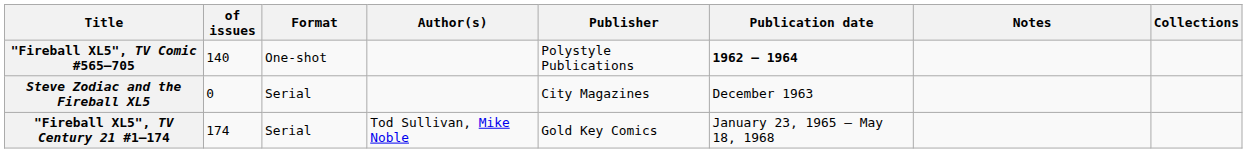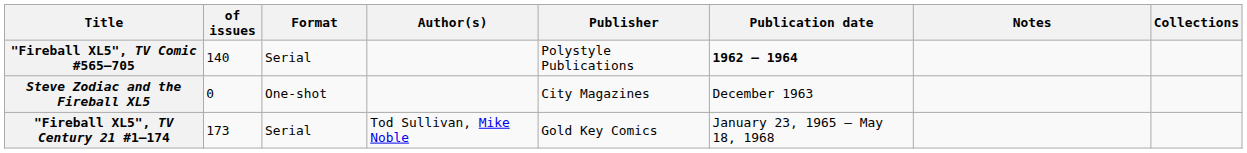(296, 58) One-shot -> (288, 58) Serial
(288, 94) Serial -> (296, 94) One-shot
(218, 130) 174 -> (218, 130) 173
